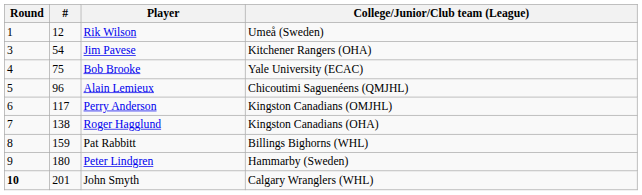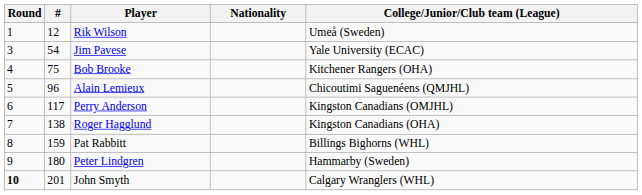+ column: (258, 13)
(310, 50) Kitchener Rangers (OHA) -> (366, 50) Yale University (ECAC)
(306, 69) Yale University (ECAC) -> (370, 69) Kitchener Rangers (OHA)
